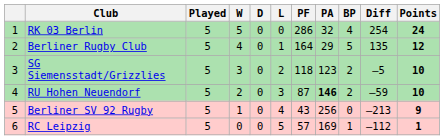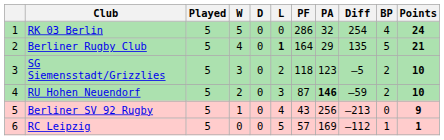columns swapped: (379, 13) <-> (350, 13)
(281, 47) normal -> (281, 47) bold
(418, 47) 12 -> (418, 47) 21
